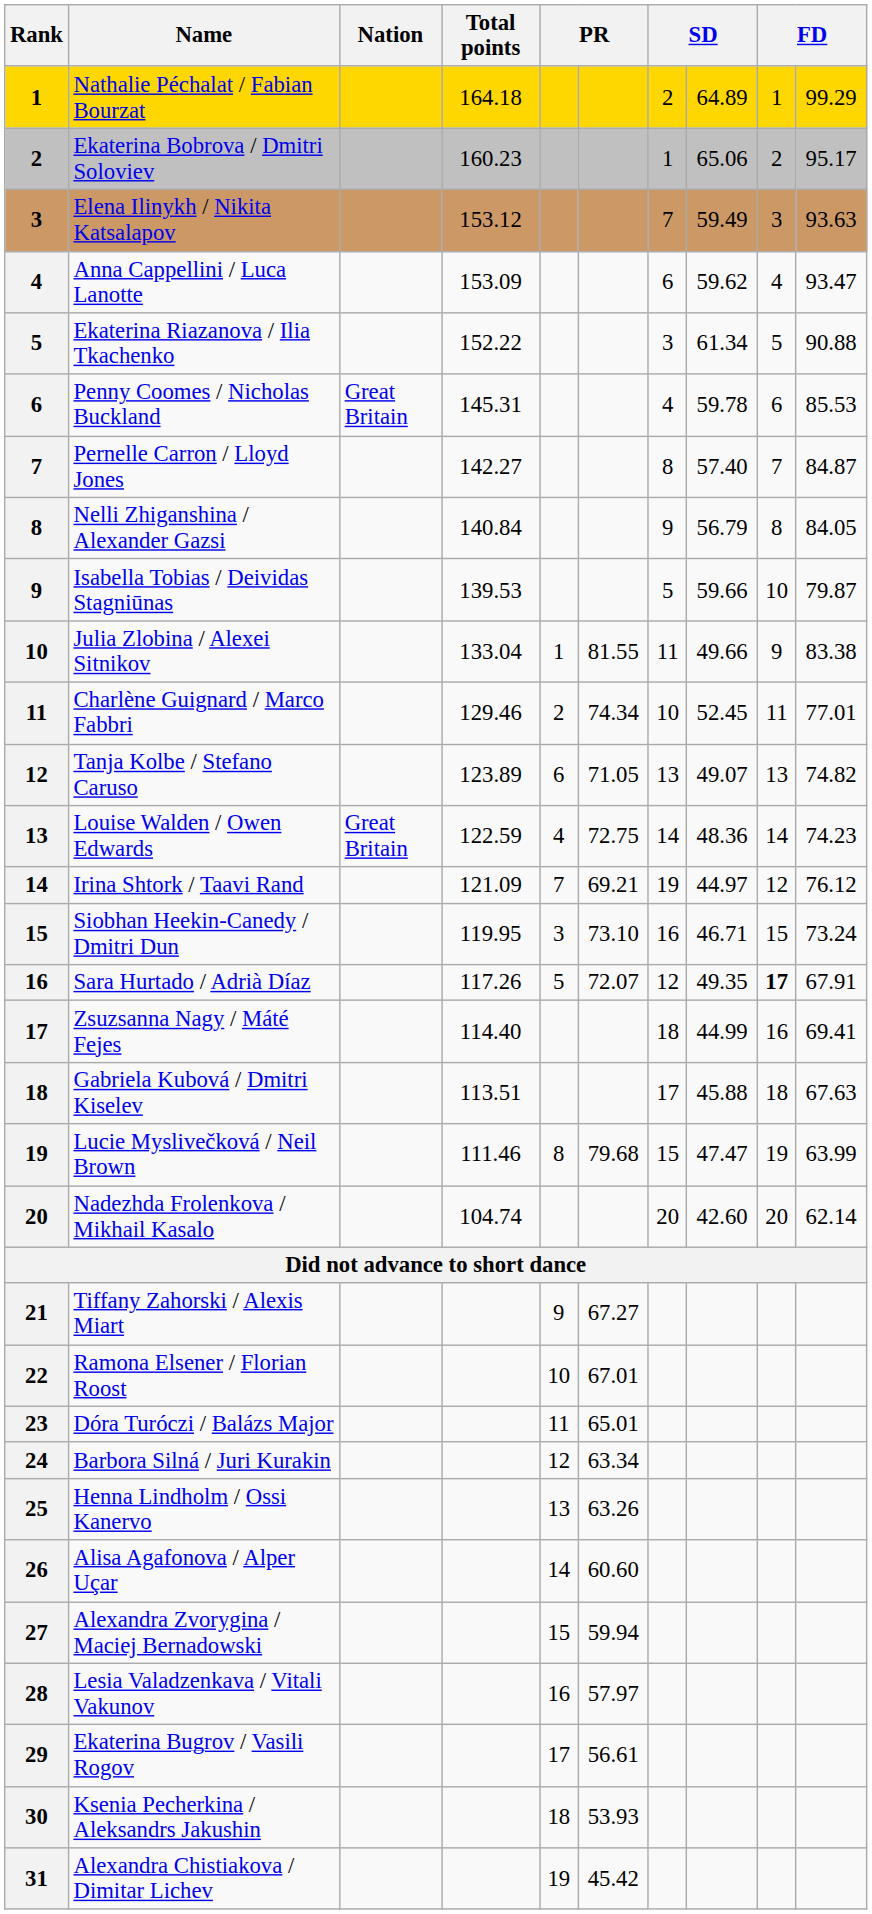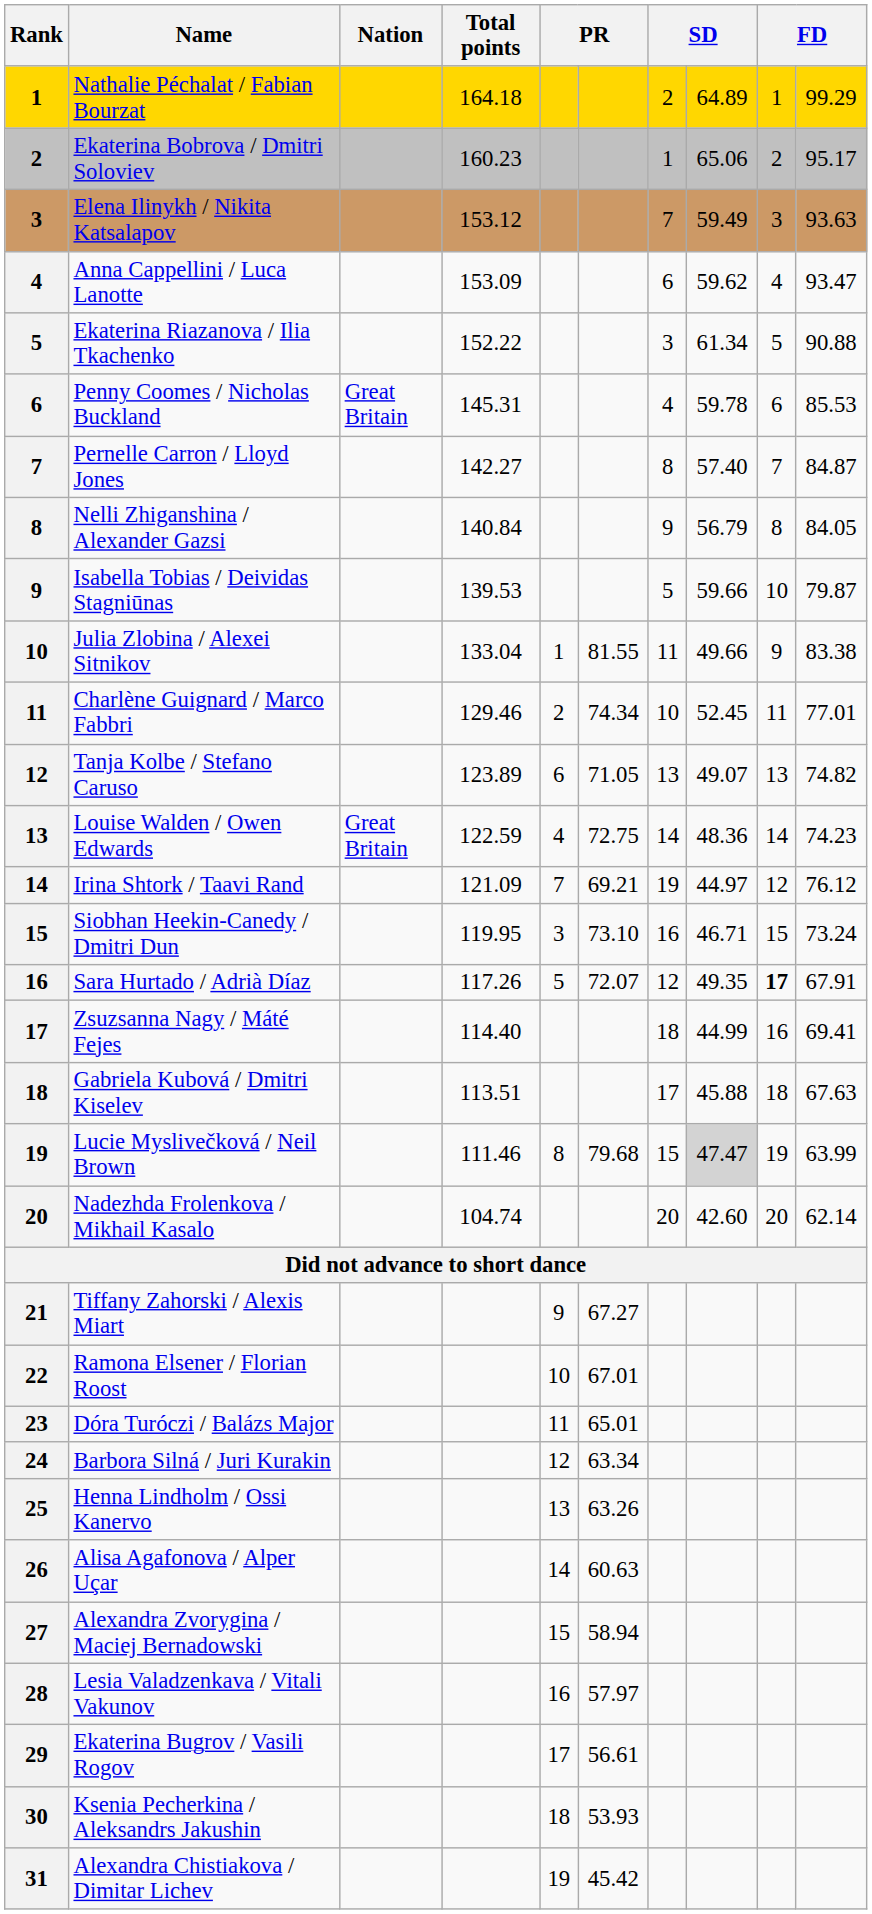(722, 1154) no background -> (722, 1154) lightgrey background
(613, 1570) 60.60 -> (613, 1570) 60.63
(613, 1632) 59.94 -> (613, 1632) 58.94
